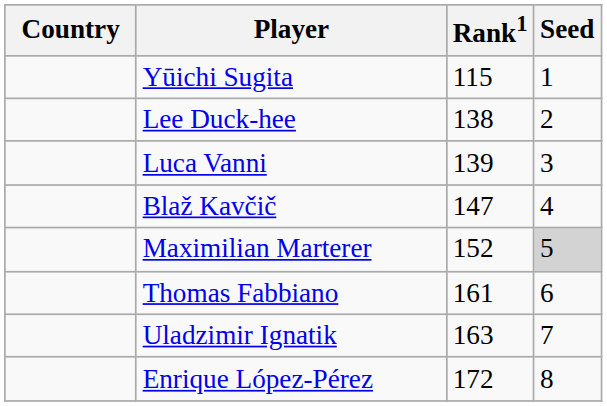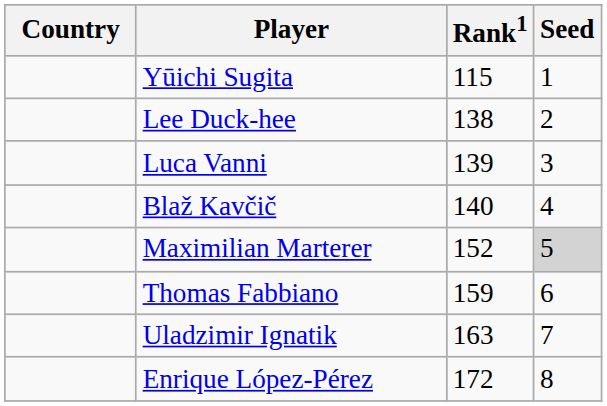(473, 205) 147 -> (473, 205) 140
(473, 292) 161 -> (473, 292) 159
